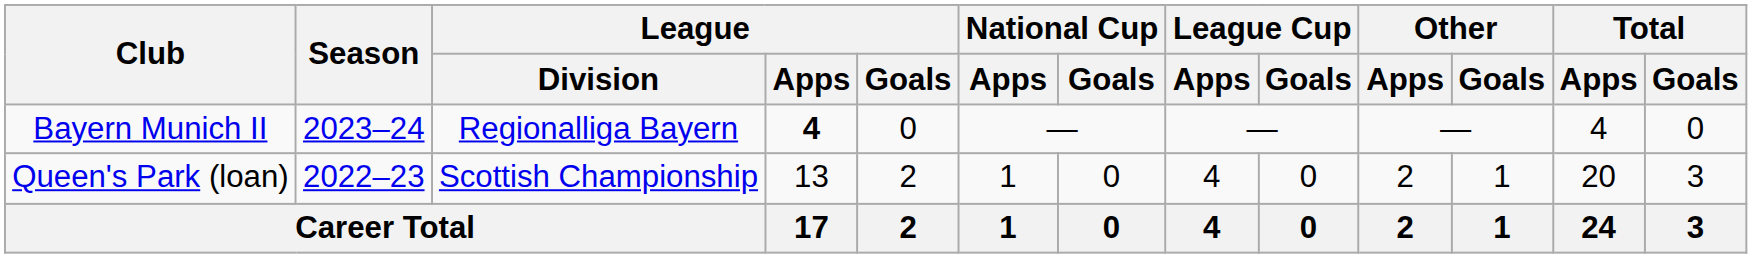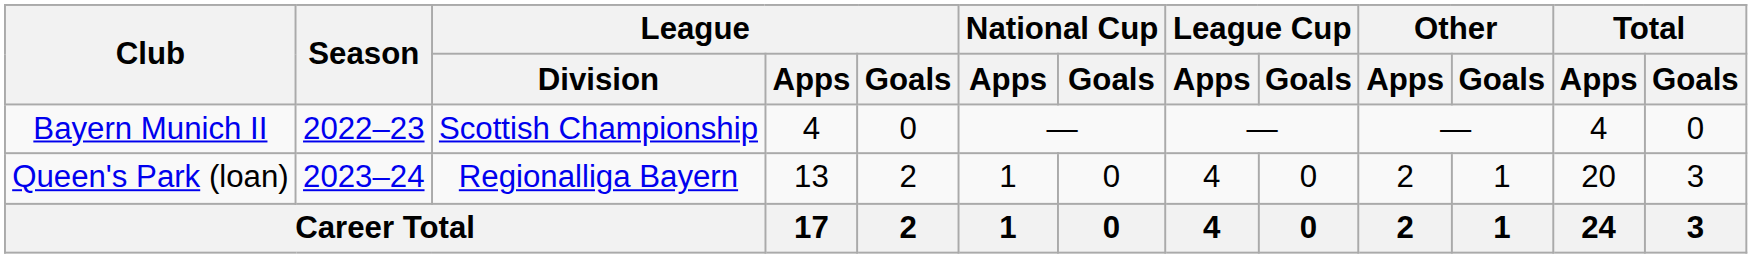(364, 128) 2023–24 -> (364, 128) 2022–23
(598, 128) Regionalliga Bayern -> (598, 128) Scottish Championship
(811, 128) bold -> (811, 128) normal
(364, 177) 2022–23 -> (364, 177) 2023–24
(598, 177) Scottish Championship -> (598, 177) Regionalliga Bayern
